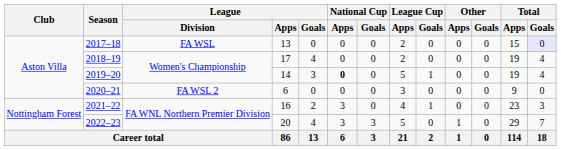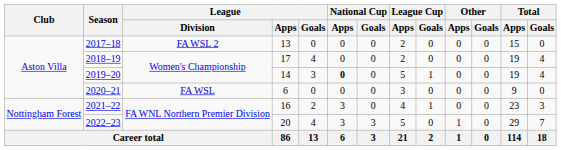(197, 43) FA WSL -> (197, 43) FA WSL 2
(542, 43) lavender background -> (542, 43) no background
(197, 91) FA WSL 2 -> (197, 91) FA WSL
